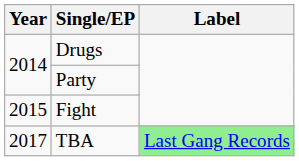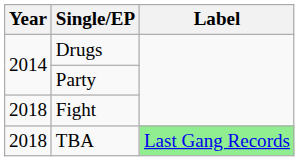(28, 110) 2015 -> (28, 110) 2018
(28, 140) 2017 -> (28, 140) 2018
